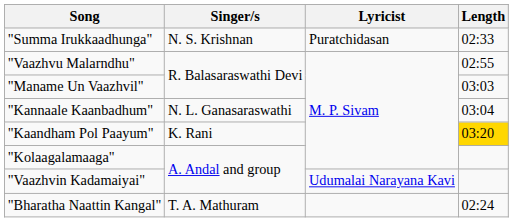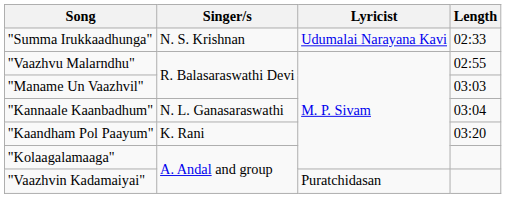(349, 40) Puratchidasan -> (374, 40) Udumalai Narayana Kavi
(478, 134) gold background -> (470, 134) no background
(382, 181) Udumalai Narayana Kavi -> (341, 181) Puratchidasan
- row: (85, 204)
